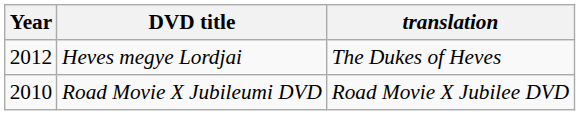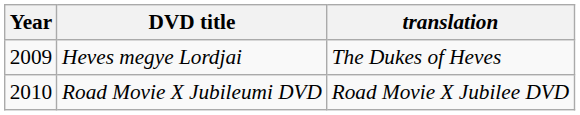(31, 57) 2012 -> (31, 57) 2009
